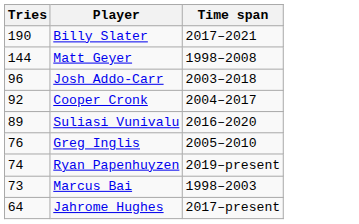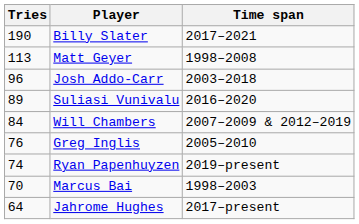(19, 58) 144 -> (19, 58) 113
- row: (101, 101)
+ row: (105, 122)
(16, 186) 73 -> (16, 186) 70
